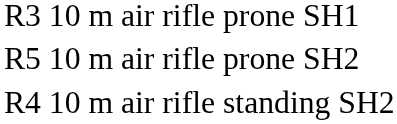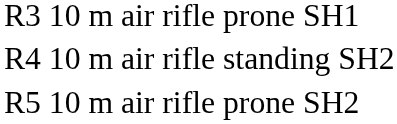rows swapped: (199, 102) <-> (182, 58)
